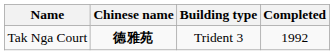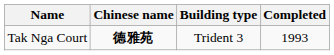(295, 37) 1992 -> (295, 37) 1993
